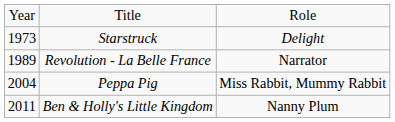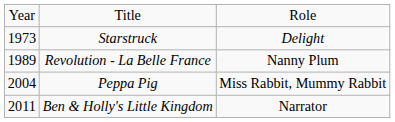(303, 60) Narrator -> (303, 60) Nanny Plum
(303, 106) Nanny Plum -> (303, 106) Narrator
